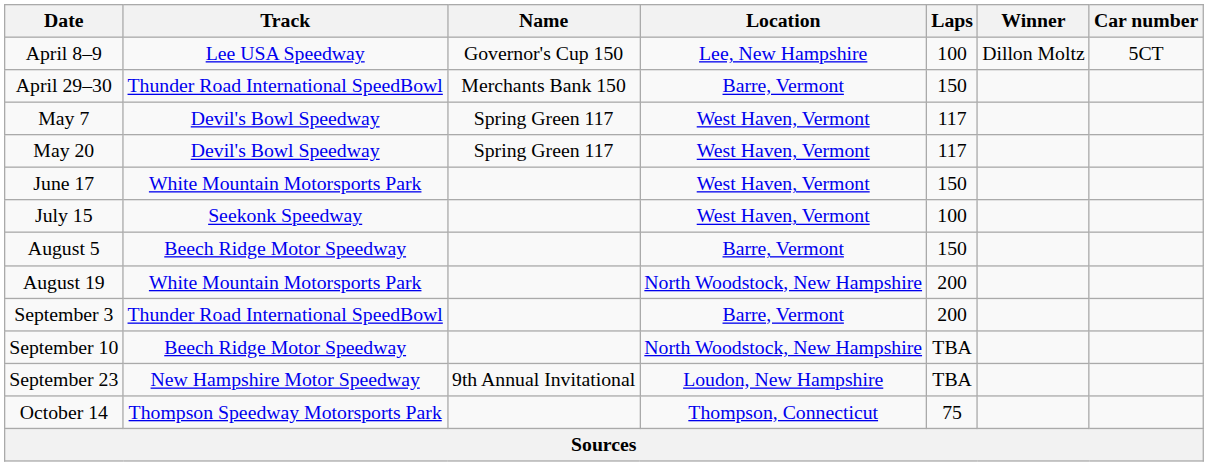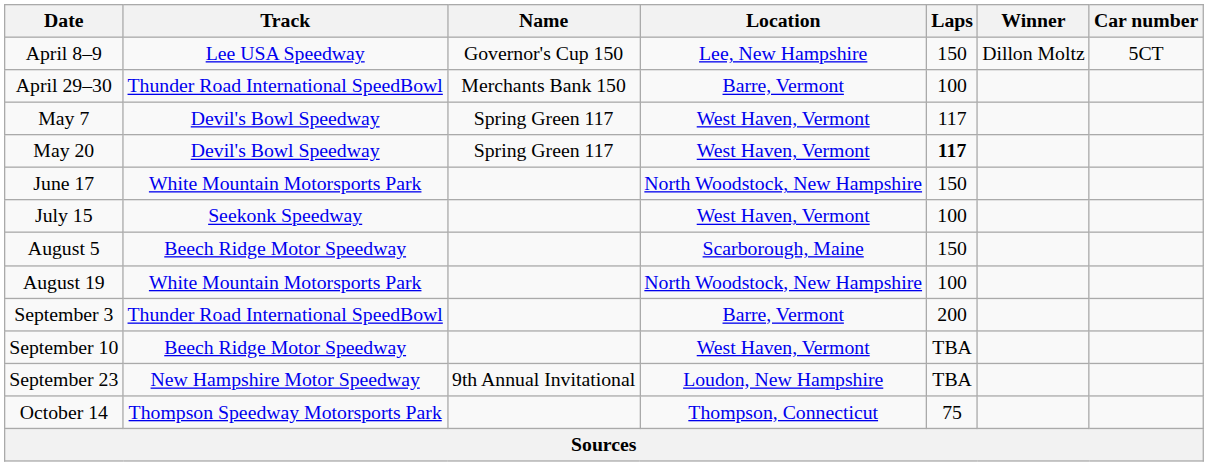(952, 53) 100 -> (952, 53) 150
(952, 86) 150 -> (952, 86) 100
(952, 151) normal -> (952, 151) bold
(783, 183) West Haven, Vermont -> (783, 183) North Woodstock, New Hampshire
(783, 249) Barre, Vermont -> (783, 249) Scarborough, Maine
(952, 281) 200 -> (952, 281) 100
(783, 346) North Woodstock, New Hampshire -> (783, 346) West Haven, Vermont
